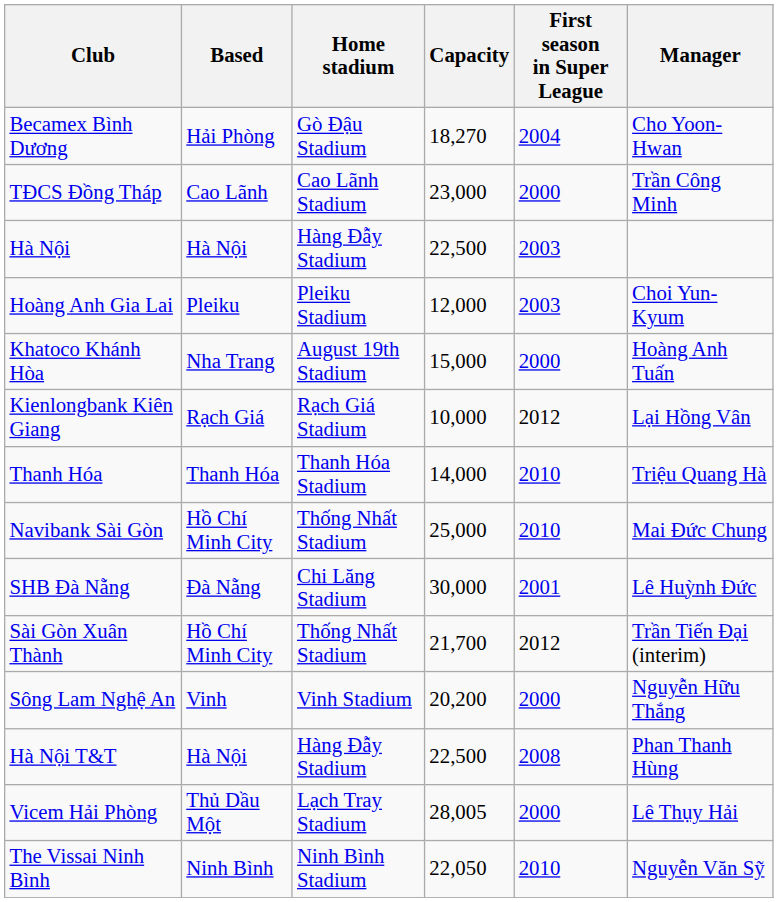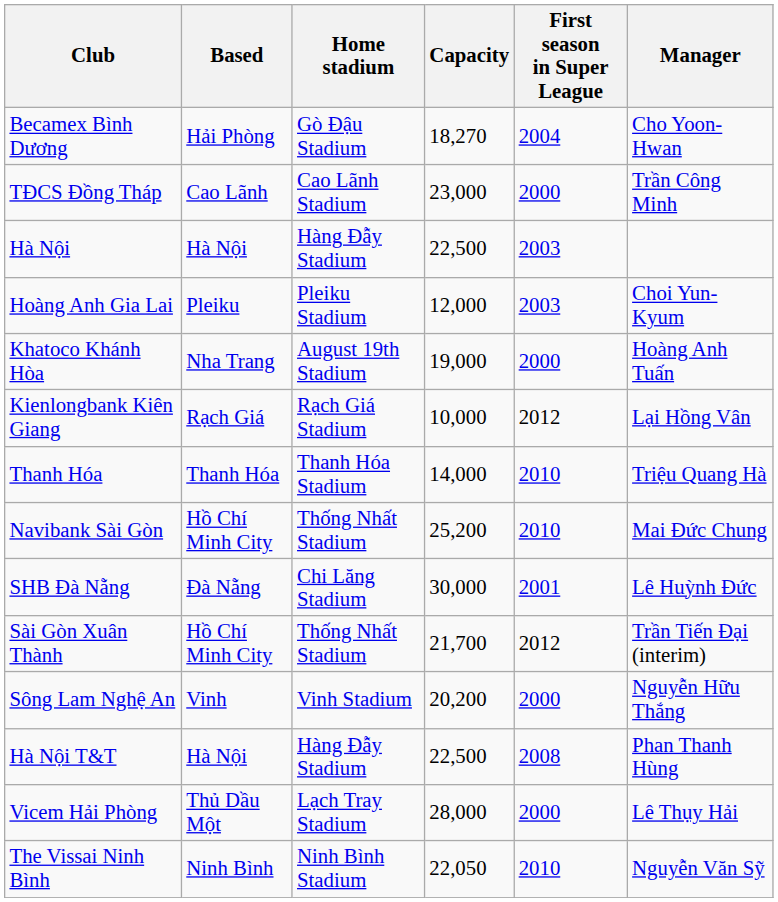(458, 361) 15,000 -> (458, 361) 19,000
(458, 530) 25,000 -> (458, 530) 25,200
(458, 812) 28,005 -> (458, 812) 28,000
